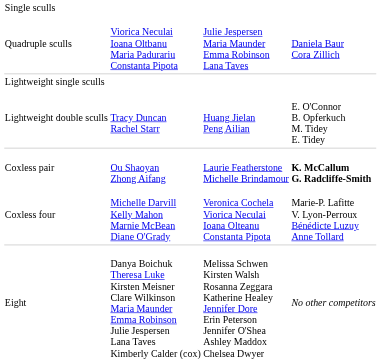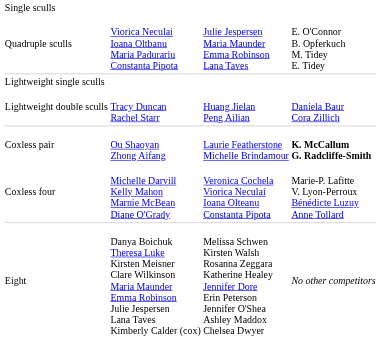(318, 49) Daniela Baur Cora Zillich -> (318, 49) E. O'Connor B. Opferkuch M. Tidey E. Tidey
(318, 123) E. O'Connor B. Opferkuch M. Tidey E. Tidey -> (318, 112) Daniela Baur Cora Zillich
